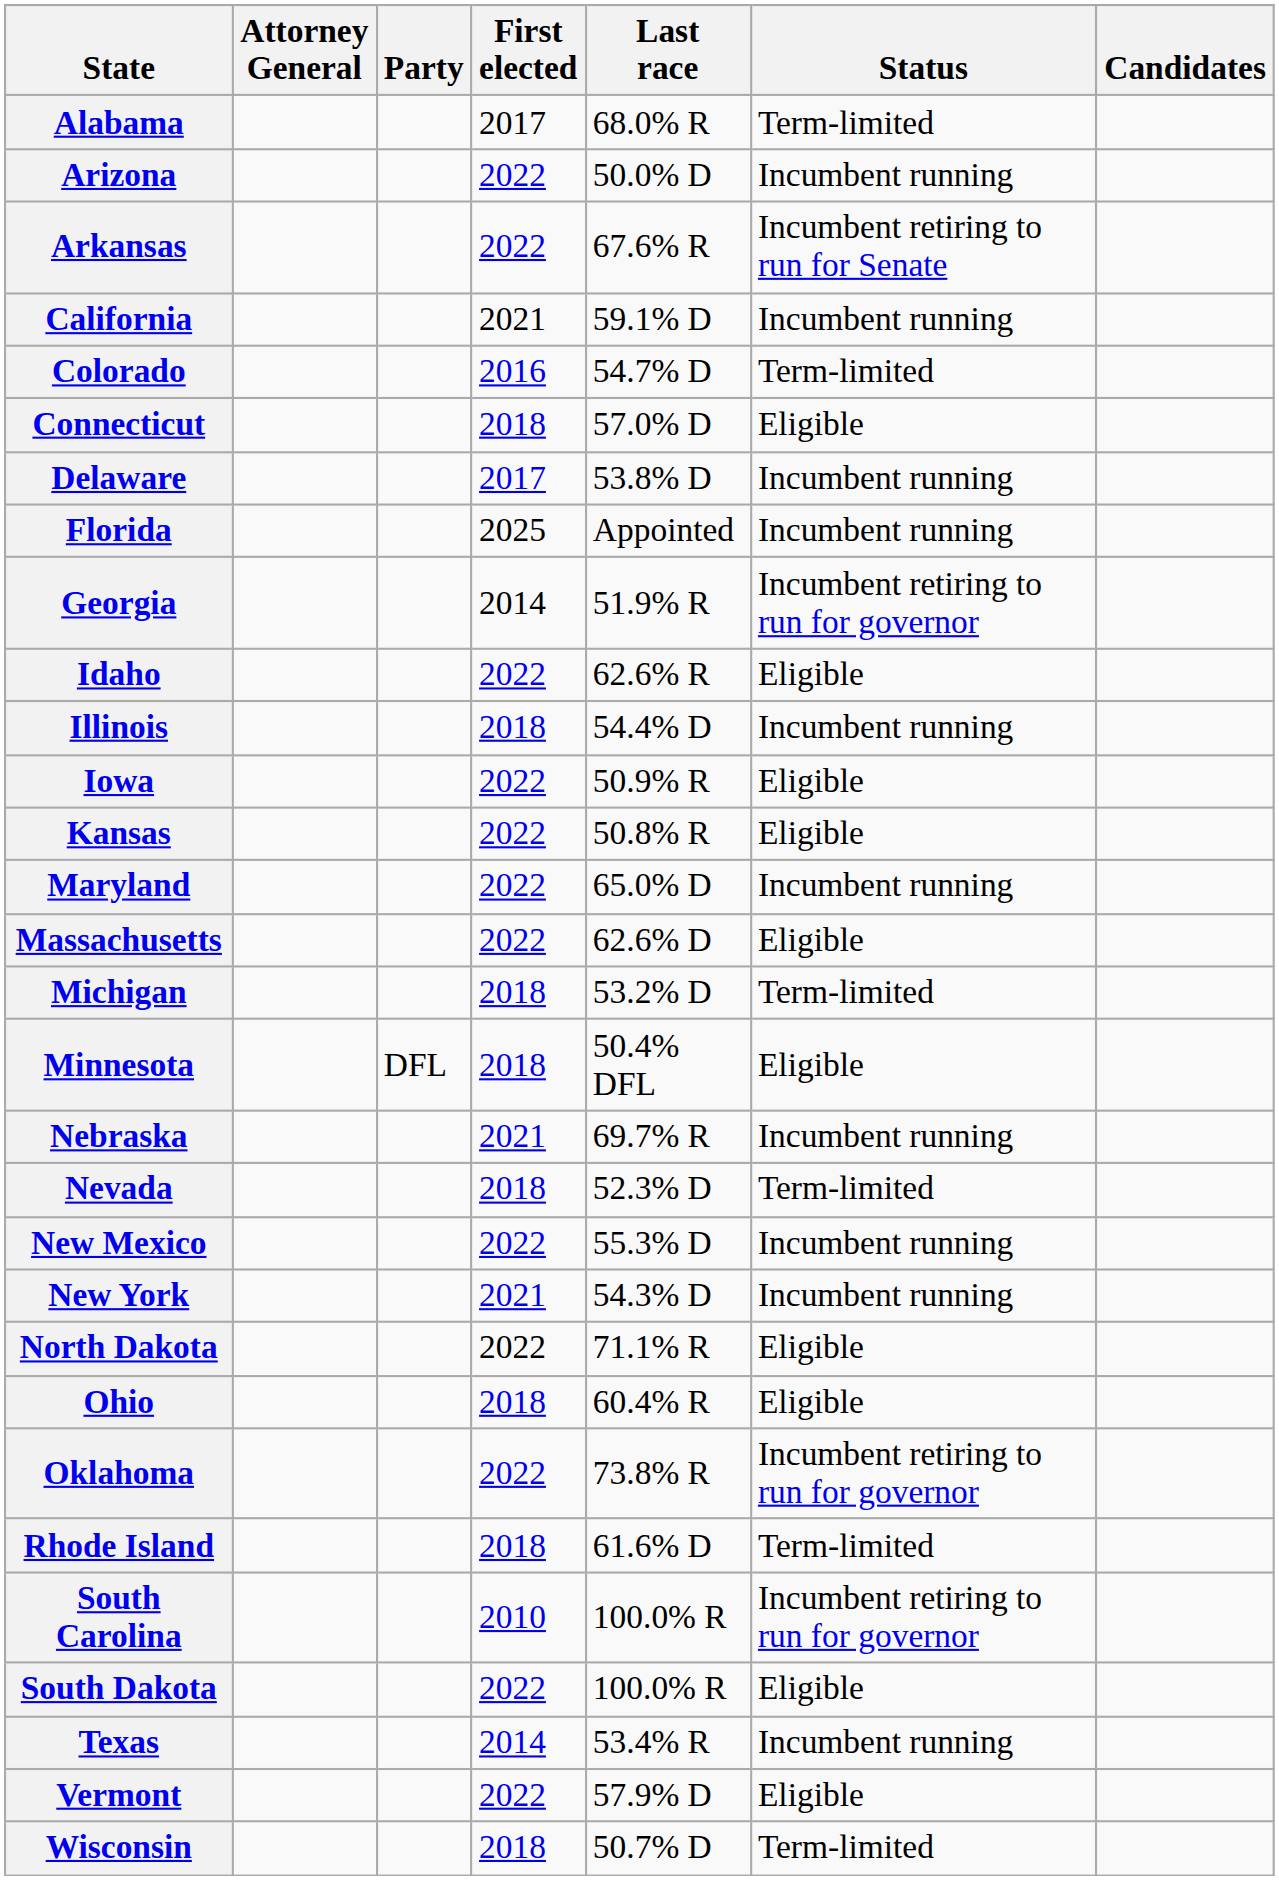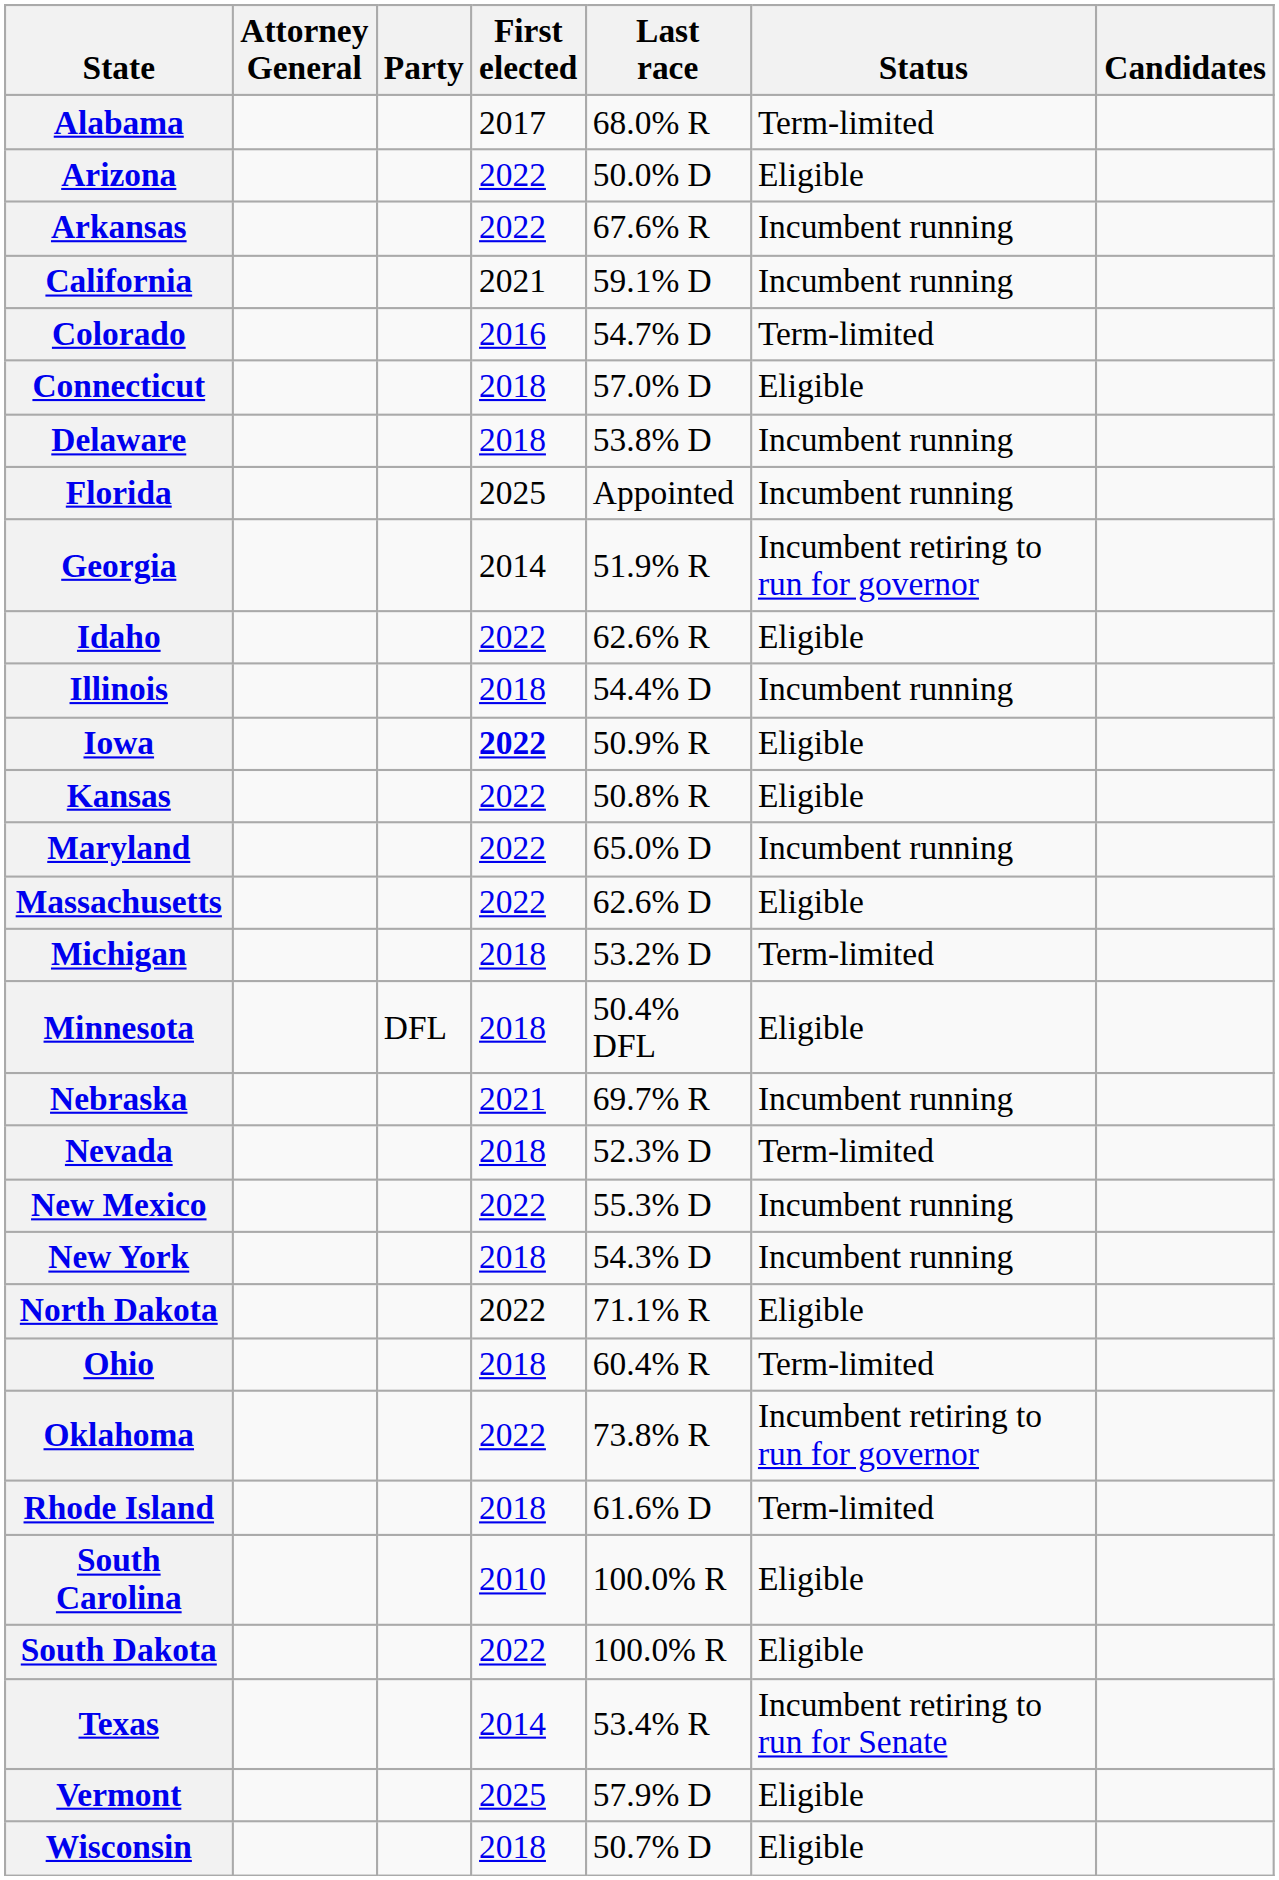(886, 174) Incumbent running -> (811, 174) Eligible
(900, 246) Incumbent retiring to run for Senate -> (886, 227) Incumbent running
(512, 477) 2017 -> (512, 439) 2018
(512, 780) normal -> (512, 742) bold
(512, 1295) 2021 -> (512, 1257) 2018
(811, 1401) Eligible -> (846, 1363) Term-limited
(900, 1616) Incumbent retiring to run for governor -> (811, 1579) Eligible
(886, 1741) Incumbent running -> (900, 1722) Incumbent retiring to run for Senate
(512, 1794) 2022 -> (512, 1794) 2025
(846, 1847) Term-limited -> (811, 1847) Eligible
